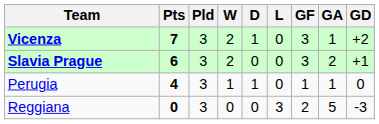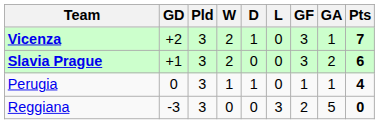columns swapped: (174, 15) <-> (361, 15)
